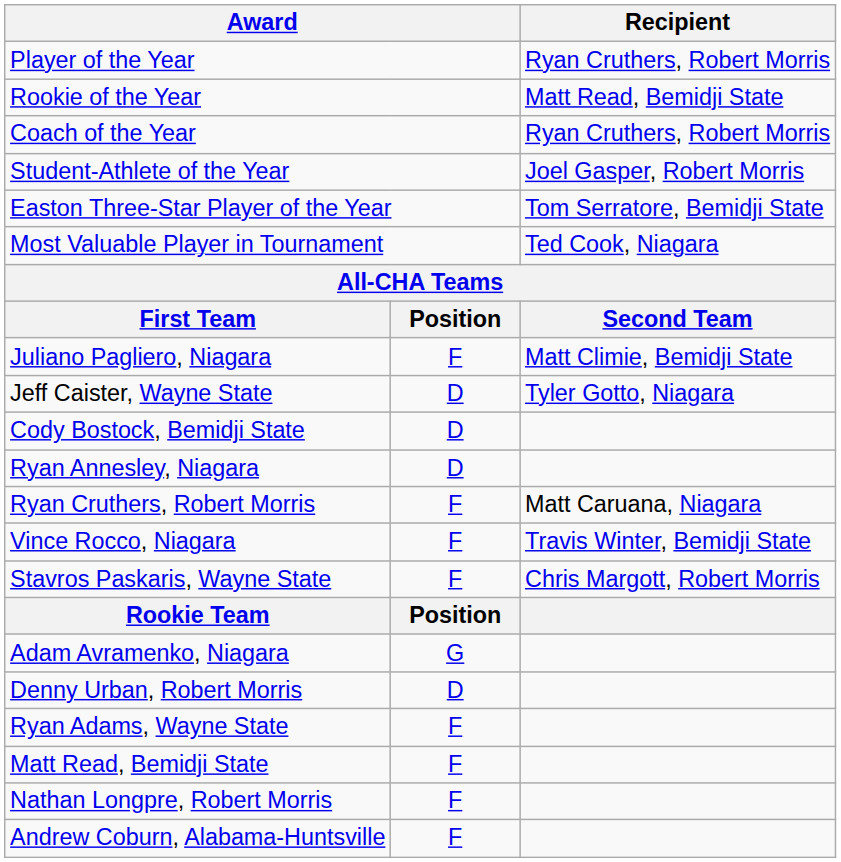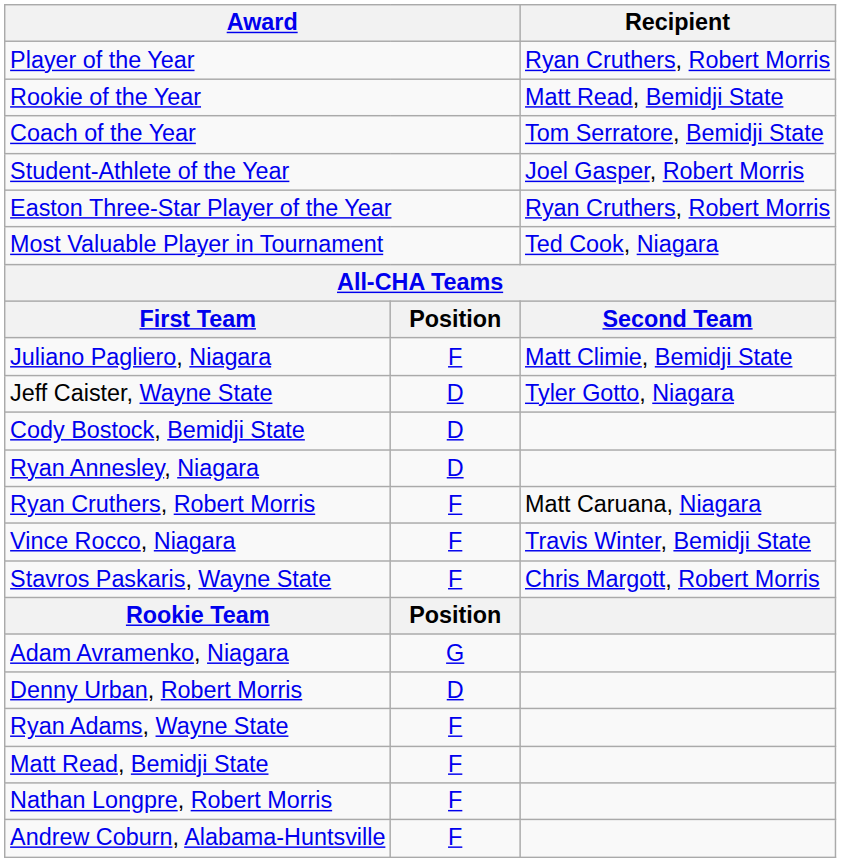(678, 134) Ryan Cruthers, Robert Morris -> (674, 134) Tom Serratore, Bemidji State
(674, 208) Tom Serratore, Bemidji State -> (678, 208) Ryan Cruthers, Robert Morris
